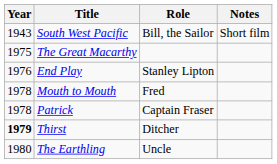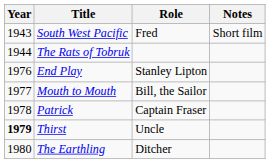(178, 33) Bill, the Sailor -> (146, 33) Fred
+ row: (83, 52)
- row: (87, 52)
(19, 91) 1978 -> (19, 91) 1977
(153, 91) Fred -> (171, 91) Bill, the Sailor
(160, 129) Ditcher -> (150, 129) Uncle
(157, 149) Uncle -> (153, 149) Ditcher
